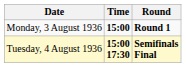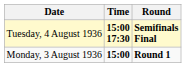rows swapped: (54, 28) <-> (54, 49)
